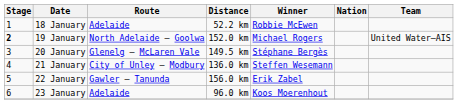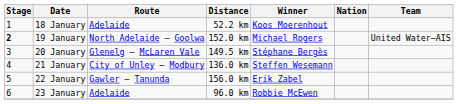(285, 25) Robbie McEwen -> (290, 25) Koos Moerenhout
(290, 92) Koos Moerenhout -> (285, 92) Robbie McEwen
